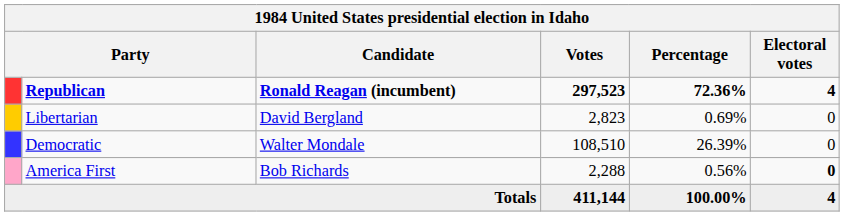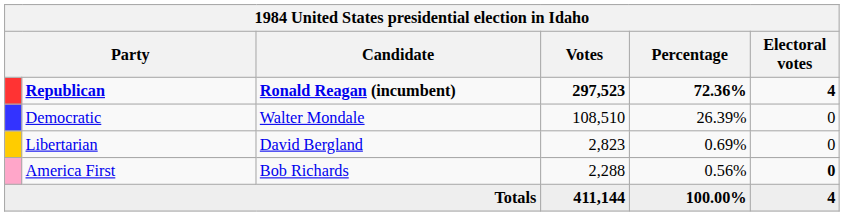rows swapped: (63, 144) <-> (62, 117)
